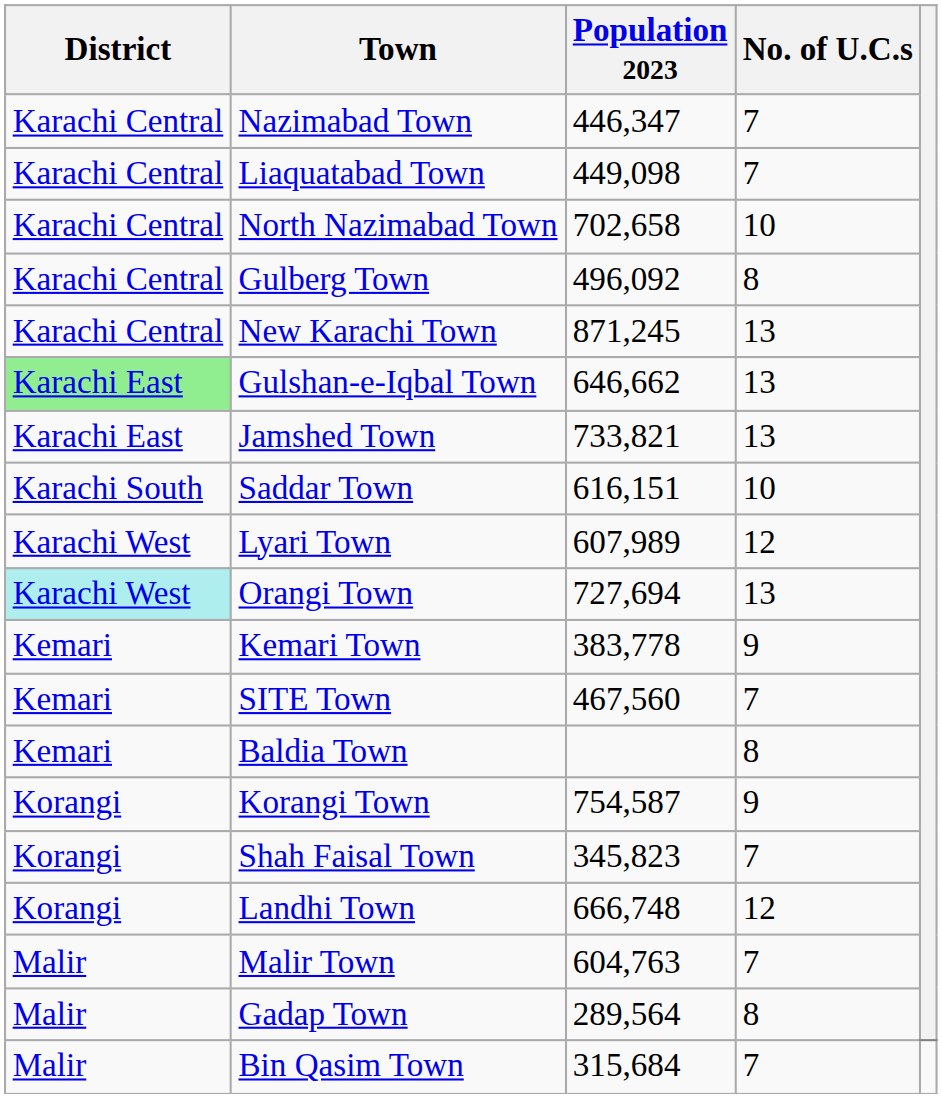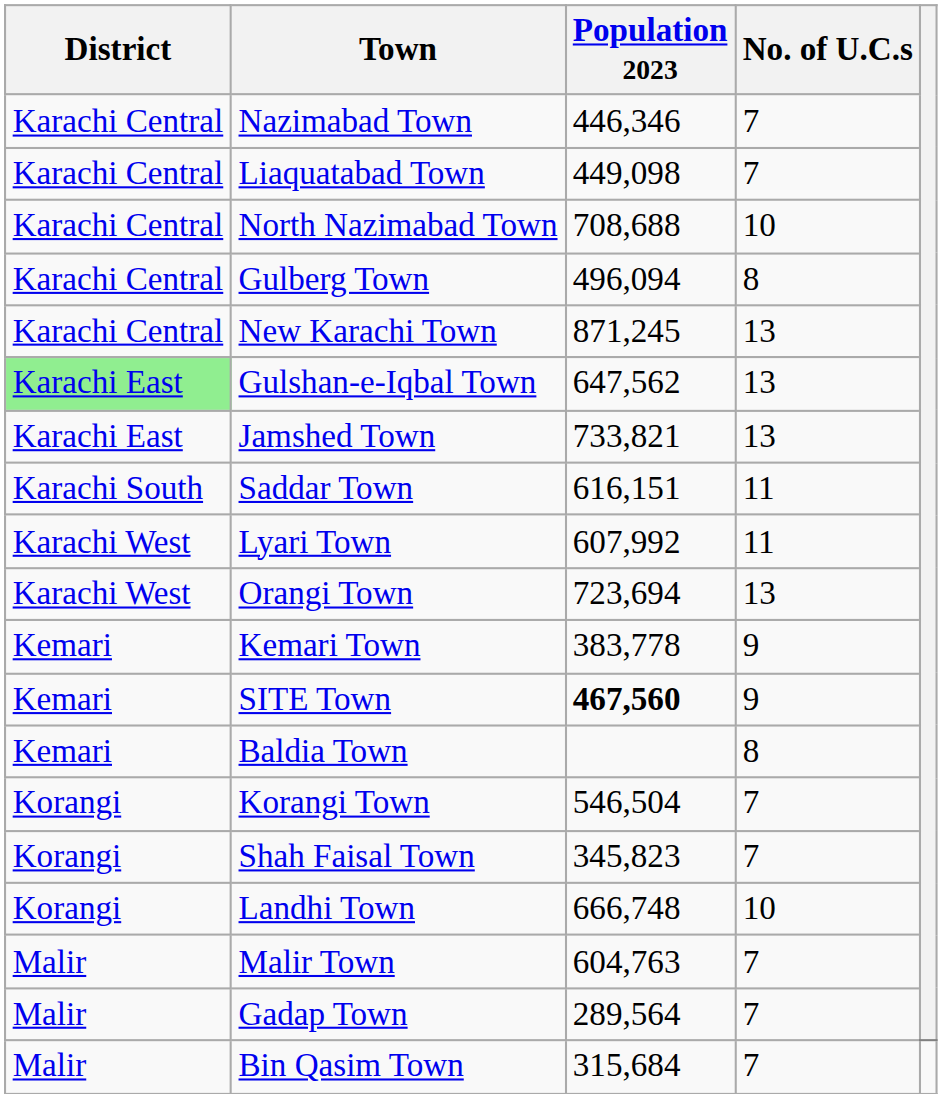(650, 121) 446,347 -> (650, 121) 446,346
(650, 226) 702,658 -> (650, 226) 708,688
(650, 279) 496,092 -> (650, 279) 496,094
(650, 384) 646,662 -> (650, 384) 647,562
(828, 489) 10 -> (828, 489) 11
(650, 541) 607,989 -> (650, 541) 607,992
(828, 541) 12 -> (828, 541) 11
(102, 593) paleturquoise background -> (102, 593) no background
(650, 594) 727,694 -> (650, 594) 723,694
(650, 699) normal -> (650, 699) bold
(828, 699) 7 -> (828, 699) 9
(650, 804) 754,587 -> (650, 804) 546,504
(828, 804) 9 -> (828, 804) 7
(828, 909) 12 -> (828, 909) 10
(828, 1014) 8 -> (828, 1014) 7
